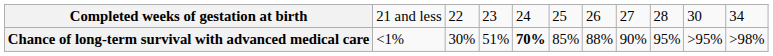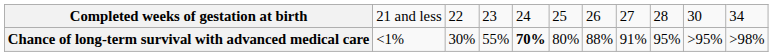(496, 39) 51% -> (496, 39) 55%
(566, 39) 85% -> (566, 39) 80%
(633, 39) 90% -> (633, 39) 91%
